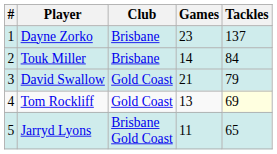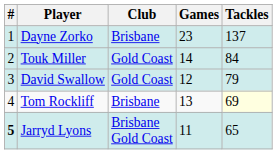(135, 58) Brisbane -> (142, 58) Gold Coast
(186, 79) 21 -> (186, 79) 12
(142, 101) Gold Coast -> (135, 101) Brisbane
(11, 130) normal -> (11, 130) bold
